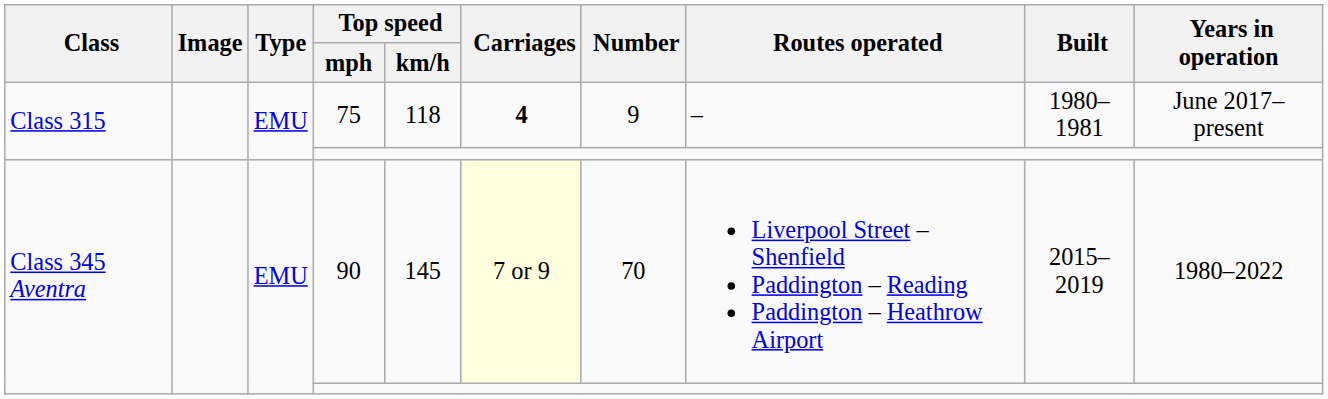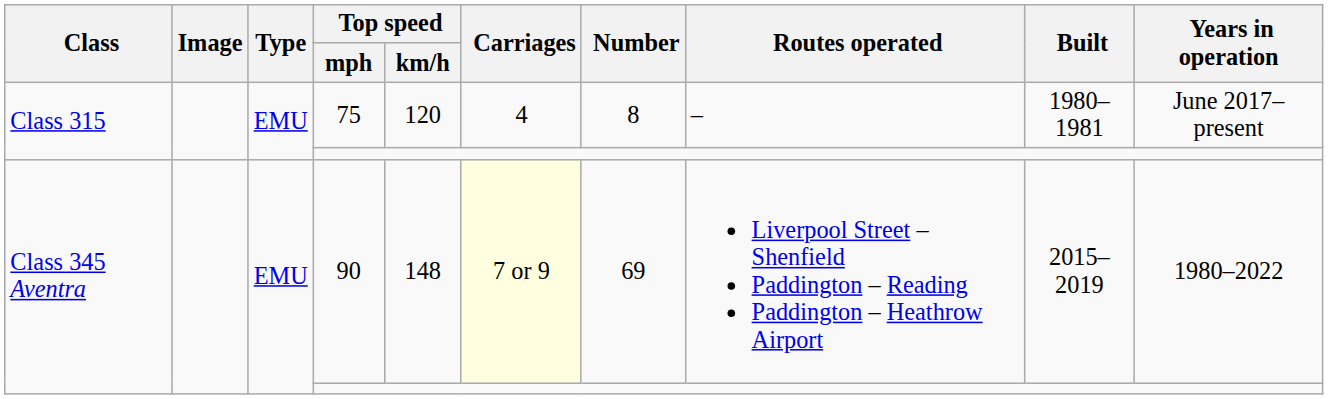(423, 114) 118 -> (423, 114) 120
(521, 114) bold -> (521, 114) normal
(633, 114) 9 -> (633, 114) 8
(423, 270) 145 -> (423, 270) 148
(633, 270) 70 -> (633, 270) 69
